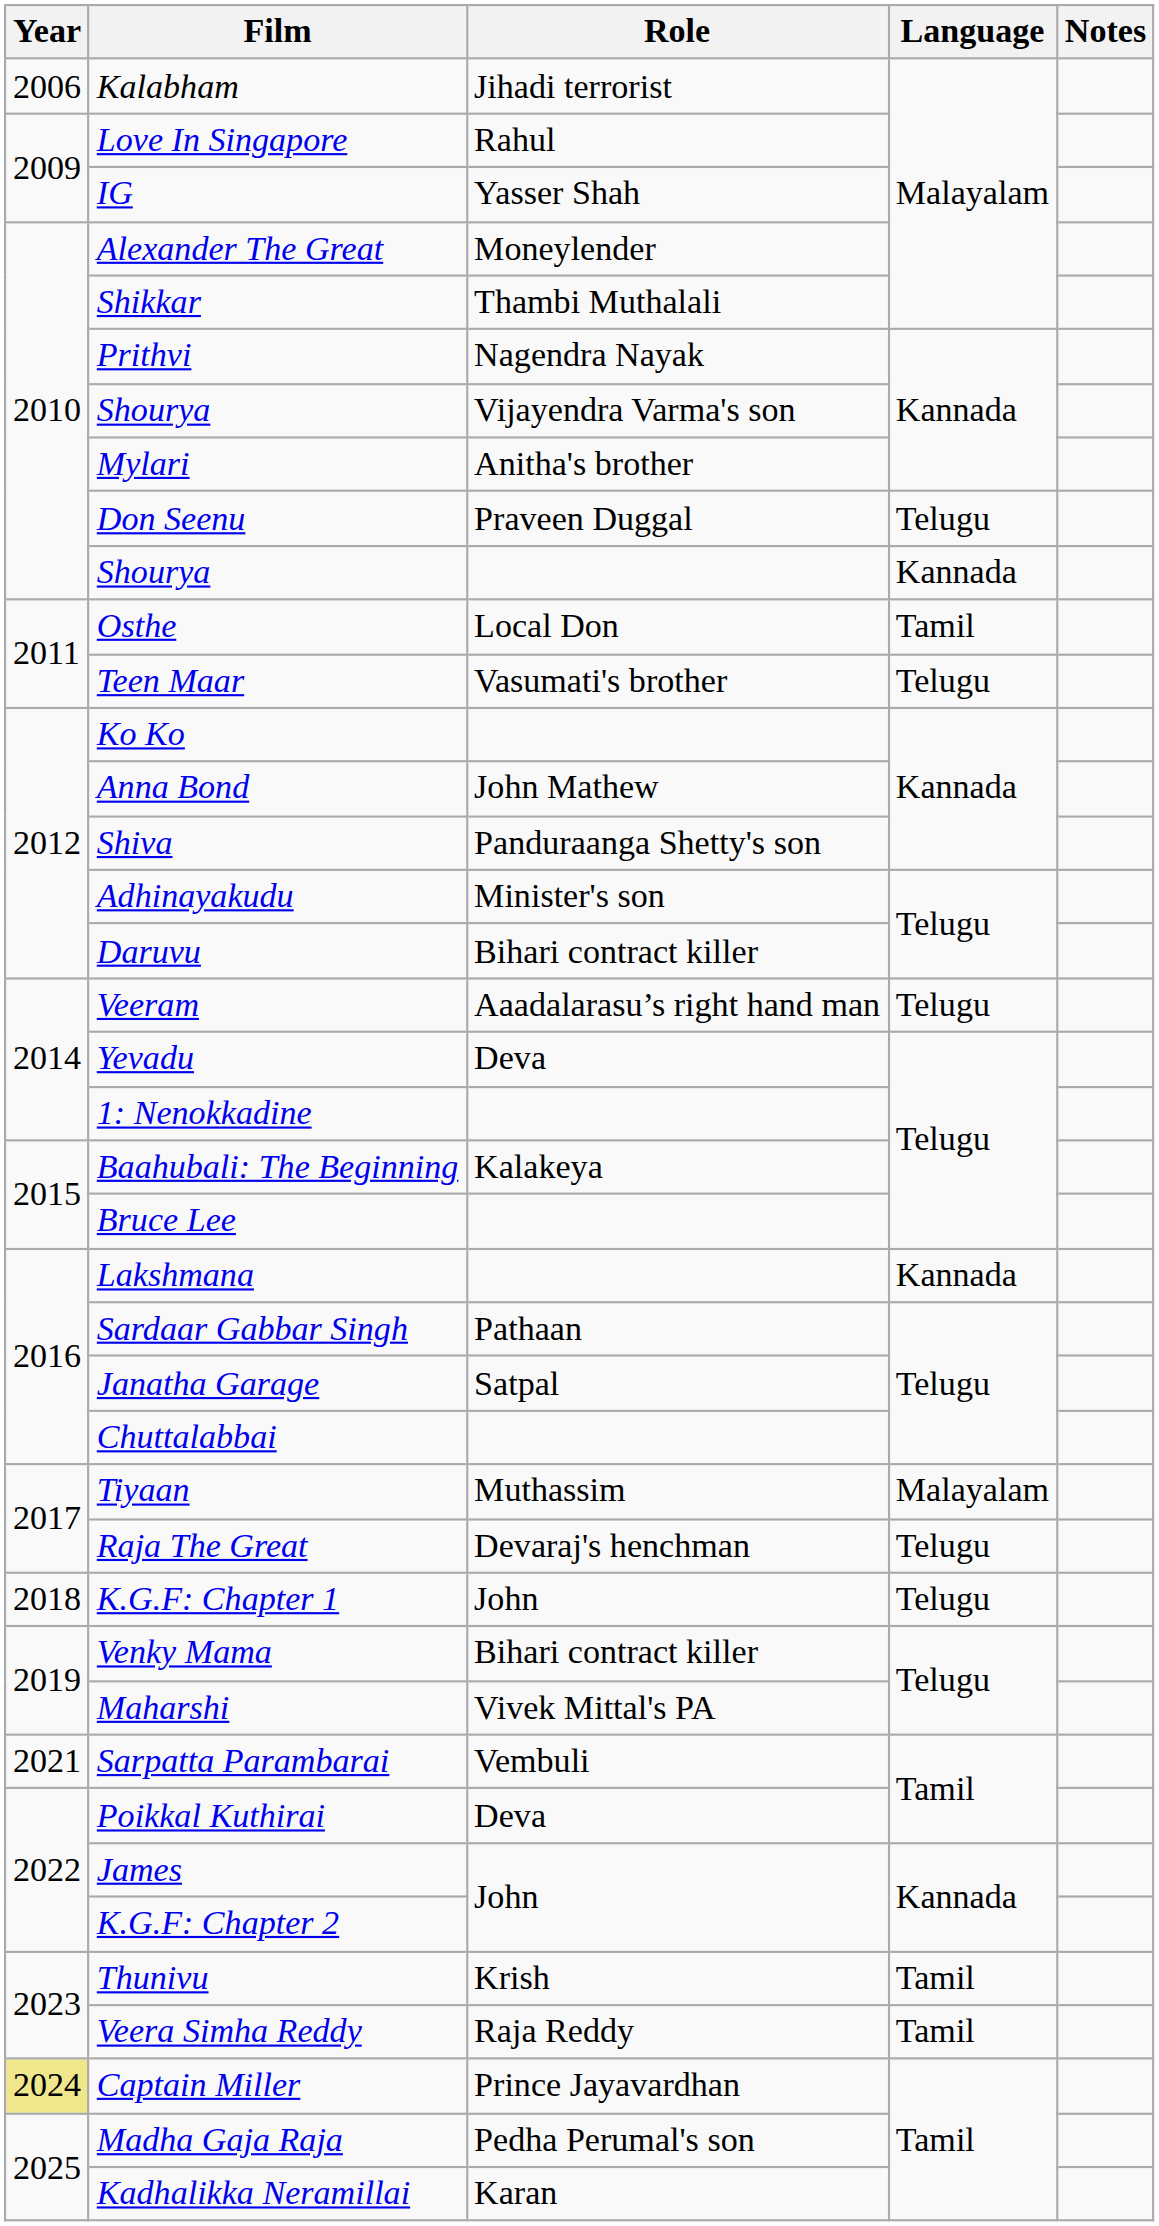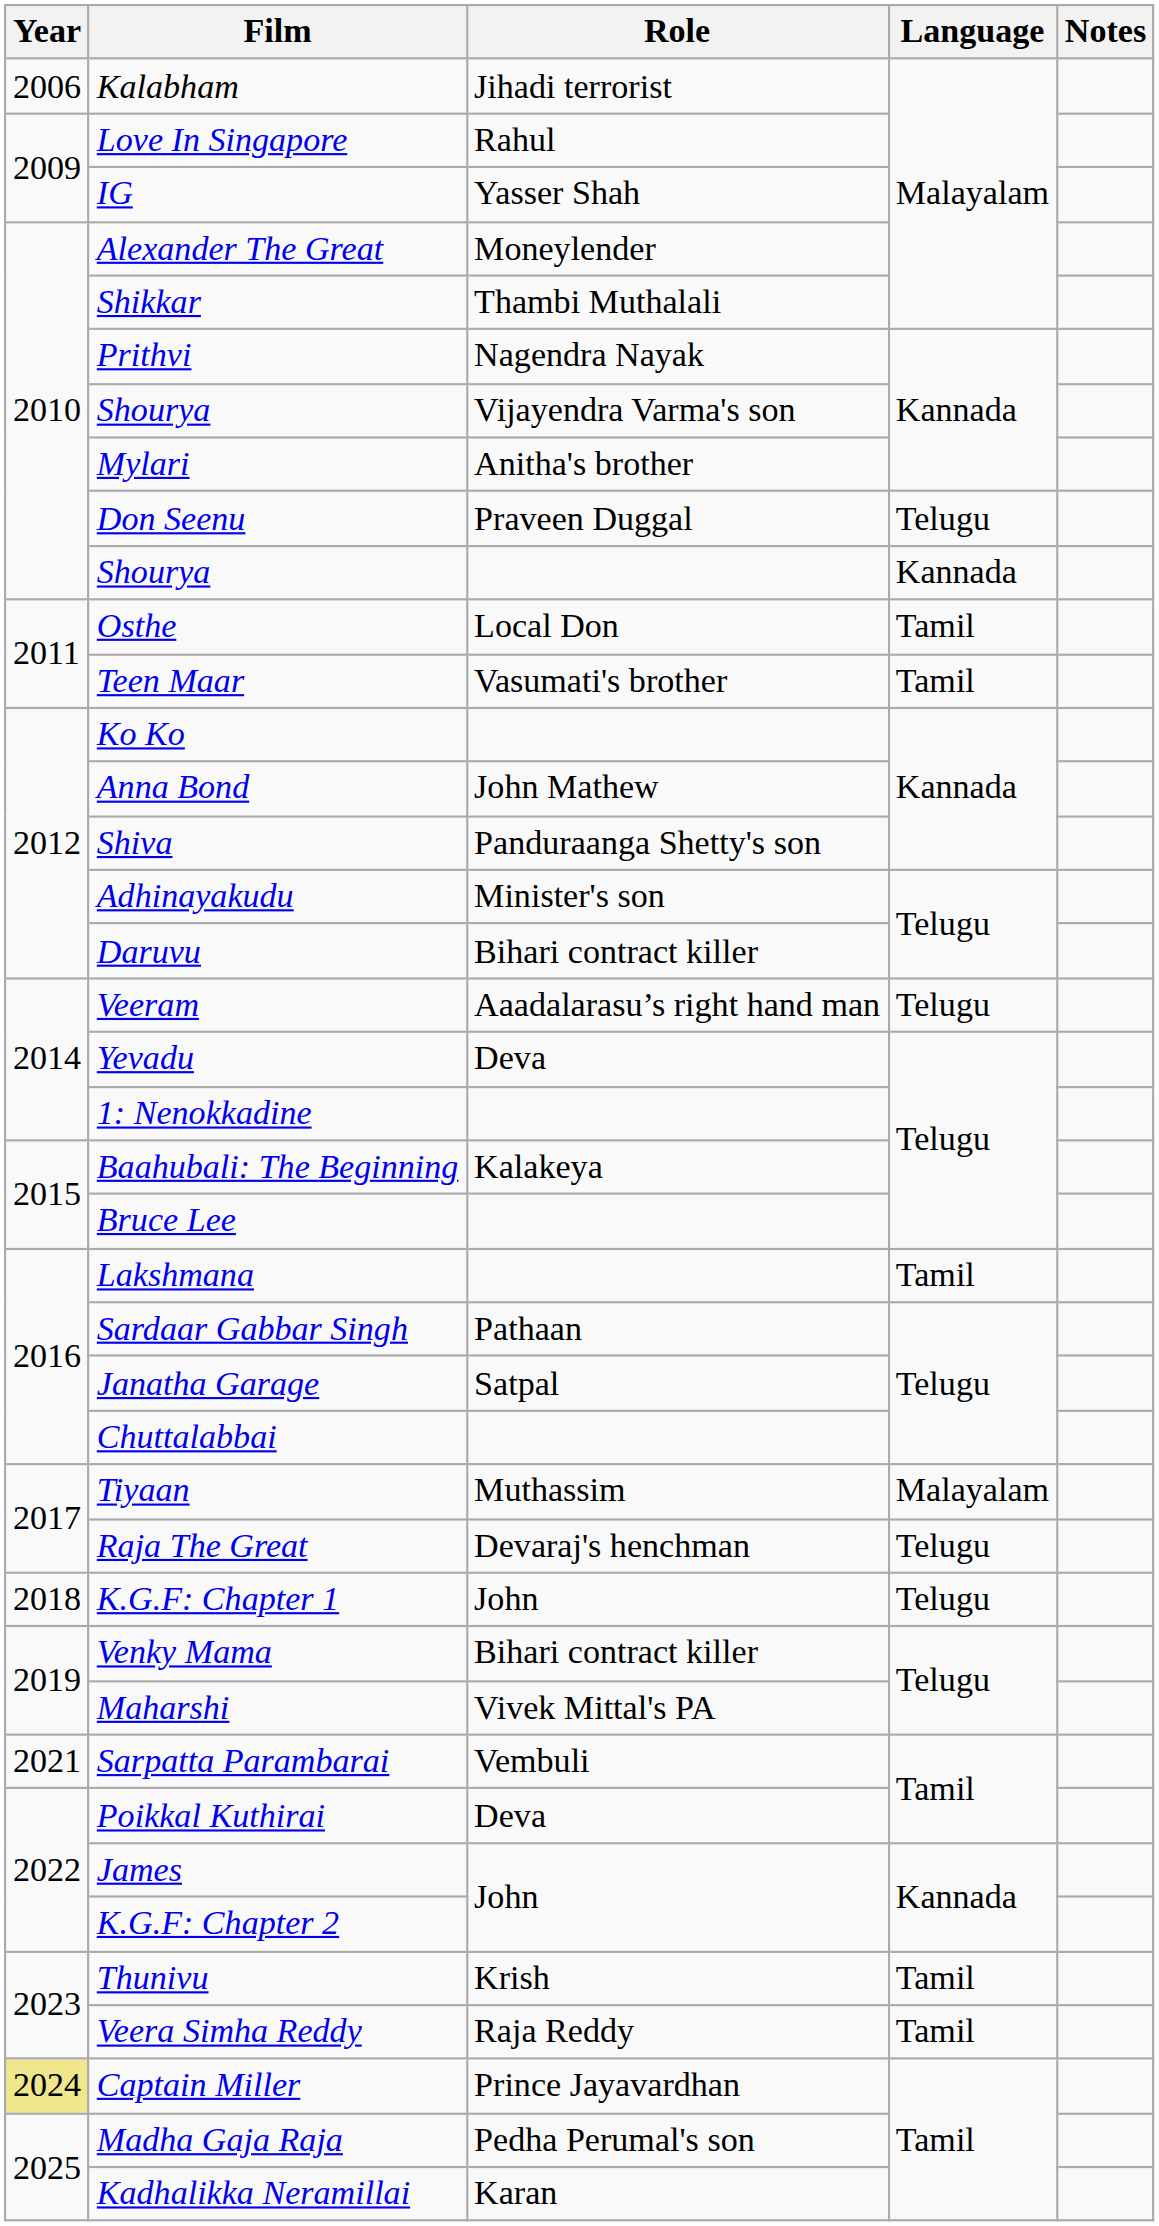(943, 680) Telugu -> (935, 680) Tamil
(956, 1274) Kannada -> (935, 1274) Tamil
